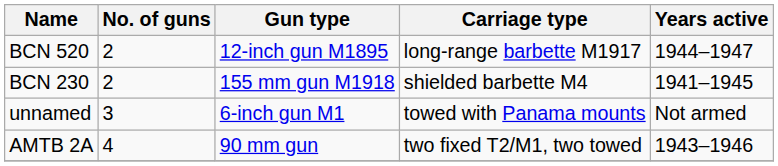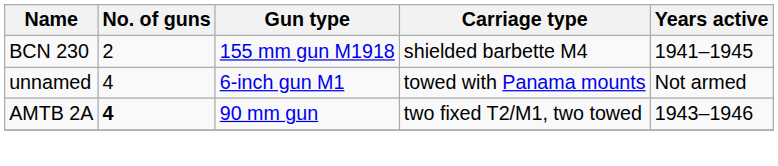- row: (49, 51)
(108, 113) 3 -> (108, 82) 4
(108, 144) normal -> (108, 113) bold
